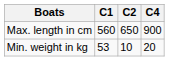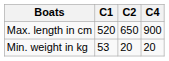(106, 30) 560 -> (106, 30) 520
(126, 47) 10 -> (126, 47) 20
